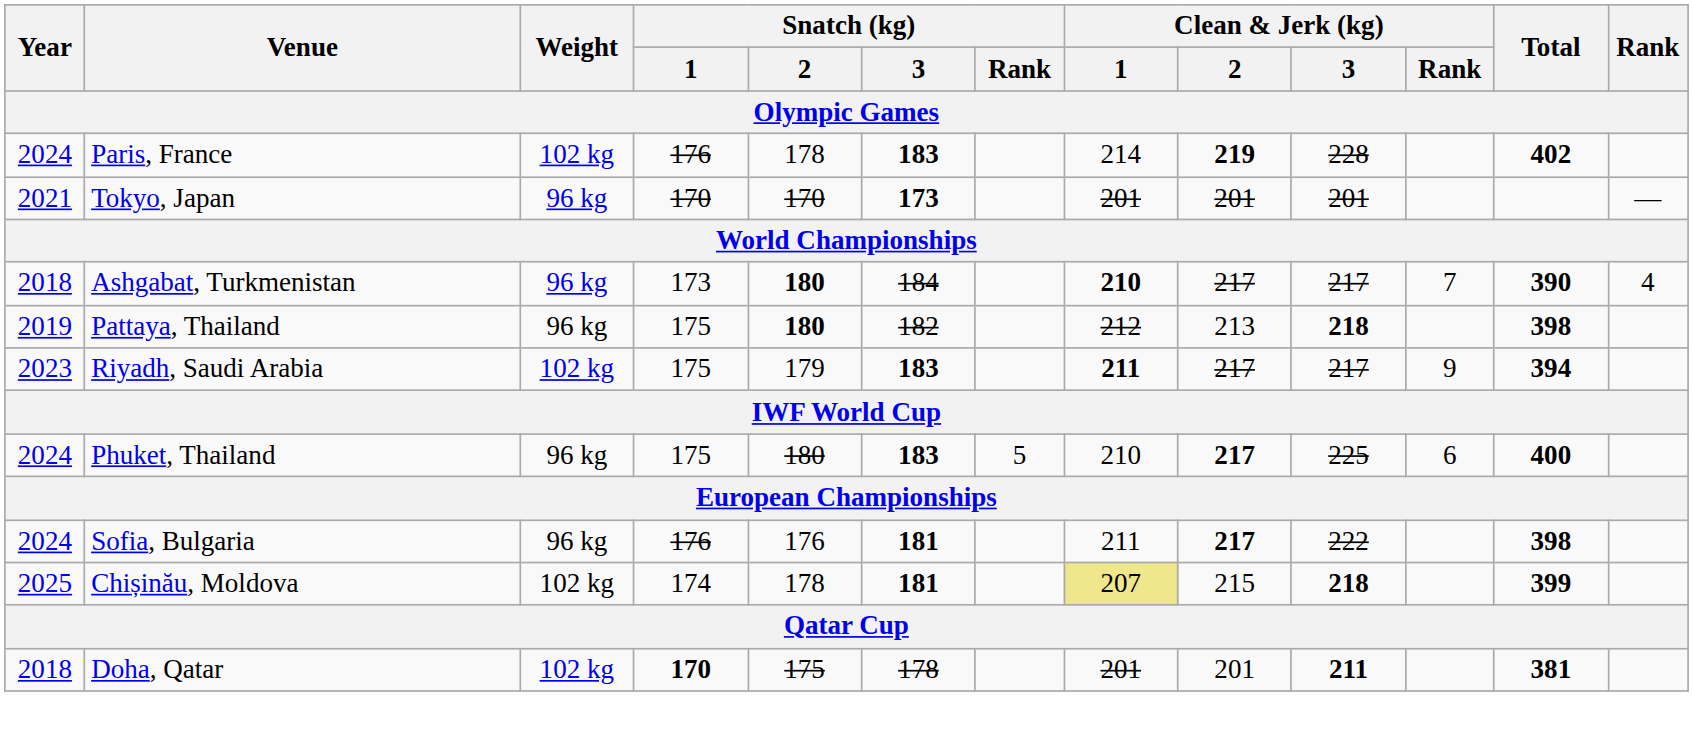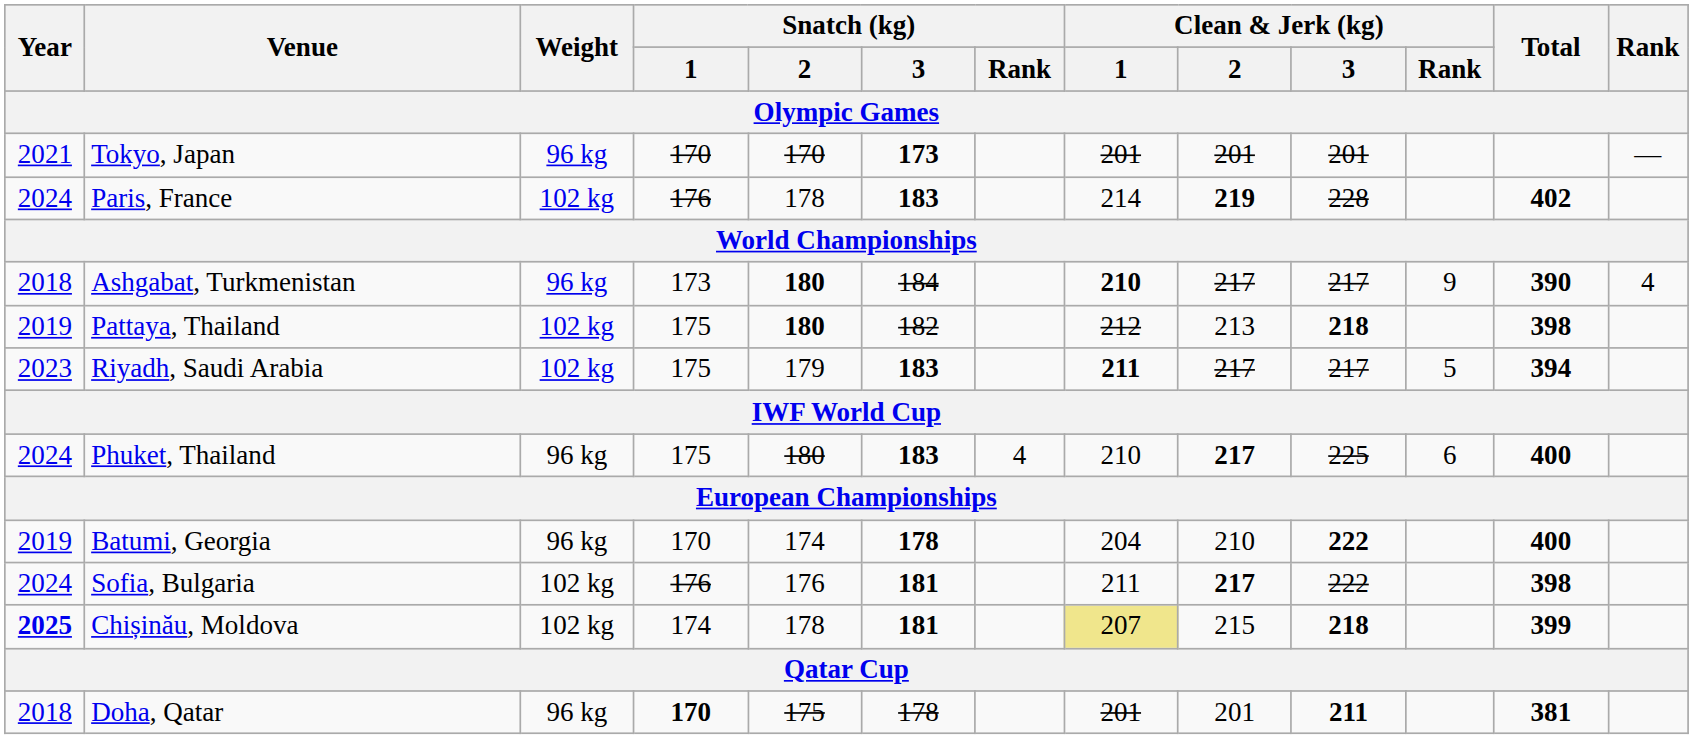rows swapped: (163, 197) <-> (162, 154)
(1450, 283) 7 -> (1450, 283) 9
(577, 326) 96 kg -> (577, 326) 102 kg
(1450, 369) 9 -> (1450, 369) 5
(1020, 454) 5 -> (1020, 454) 4
+ row: (181, 540)
(577, 540) 96 kg -> (577, 583) 102 kg
(45, 583) normal -> (45, 626) bold
(577, 669) 102 kg -> (577, 712) 96 kg
